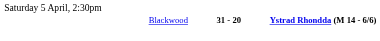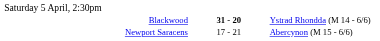(323, 20) bold -> (320, 20) normal
+ row: (156, 32)
